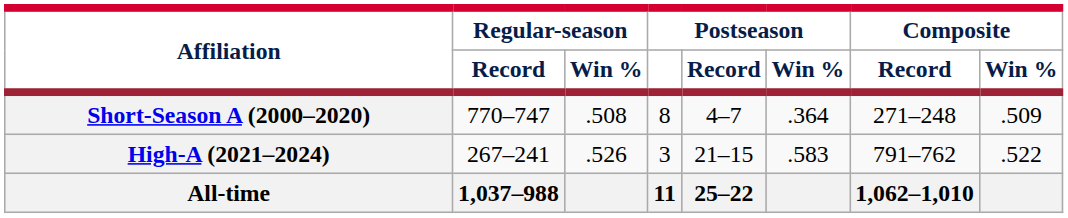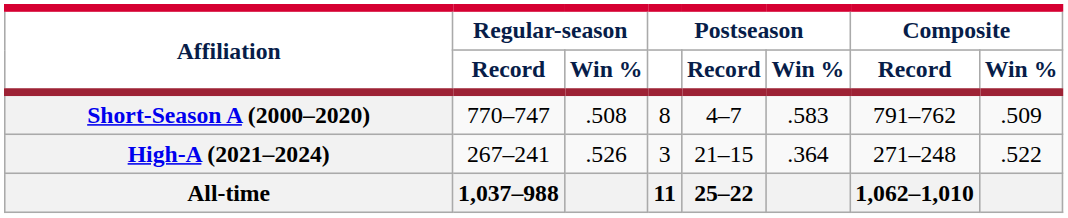(808, 114) .364 -> (808, 114) .583
(915, 114) 271–248 -> (915, 114) 791–762
(808, 154) .583 -> (808, 154) .364
(915, 154) 791–762 -> (915, 154) 271–248
